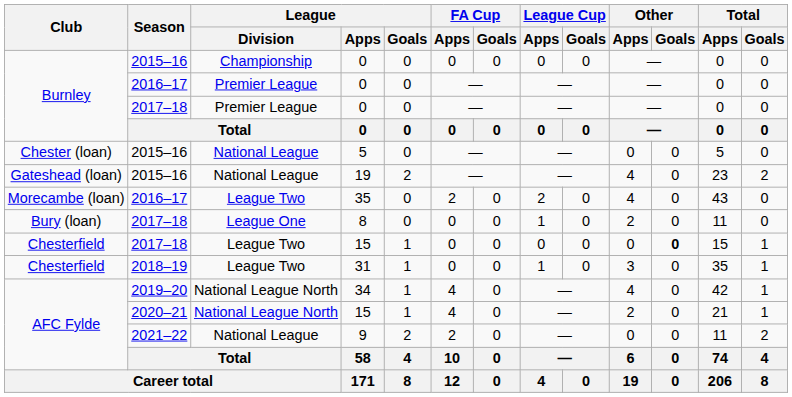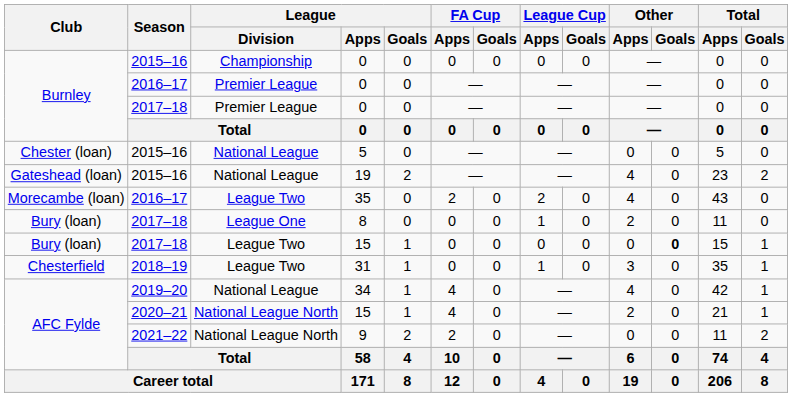(66, 244) Chesterfield -> (66, 244) Bury (loan)
(266, 289) National League North -> (266, 289) National League
(266, 335) National League -> (266, 335) National League North
